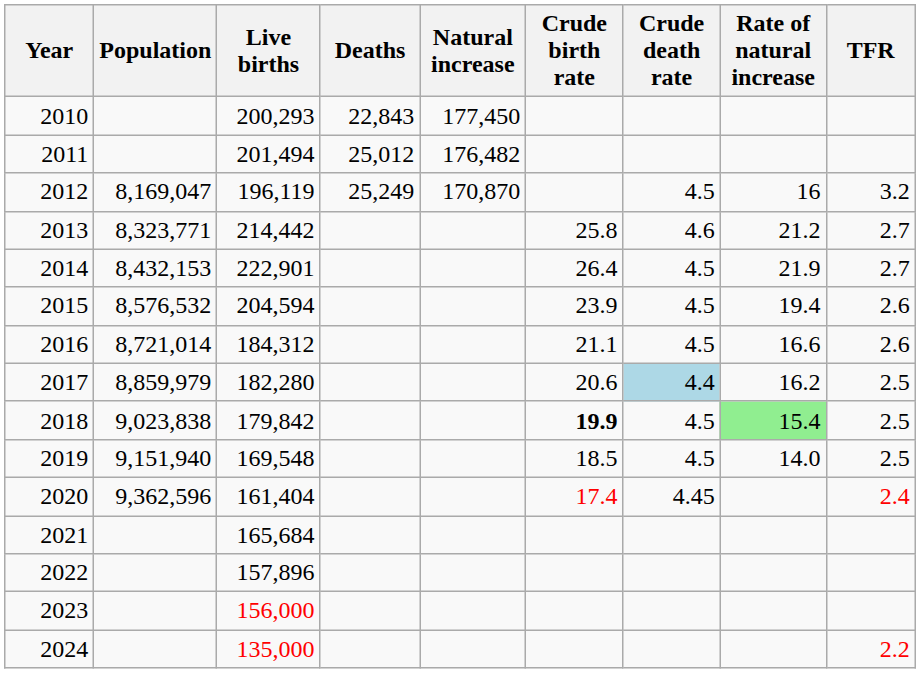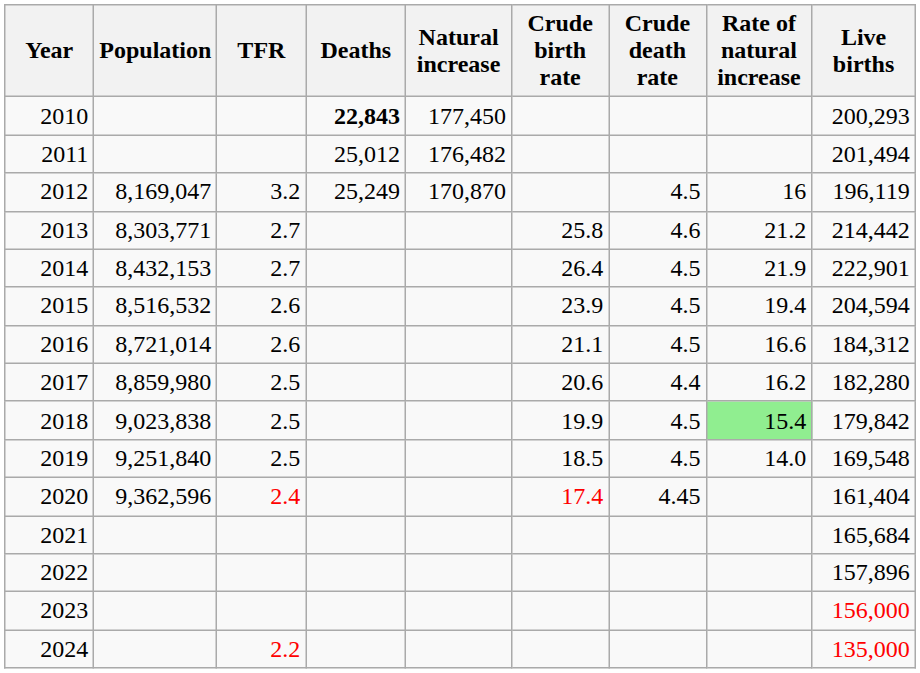columns swapped: (268, 50) <-> (871, 50)
(381, 115) normal -> (367, 115) bold
(163, 229) 8,323,771 -> (163, 229) 8,303,771
(163, 305) 8,576,532 -> (163, 305) 8,516,532
(163, 382) 8,859,979 -> (163, 382) 8,859,980
(700, 382) lightblue background -> (685, 382) no background
(596, 420) bold -> (582, 420) normal
(163, 458) 9,151,940 -> (163, 458) 9,251,840
